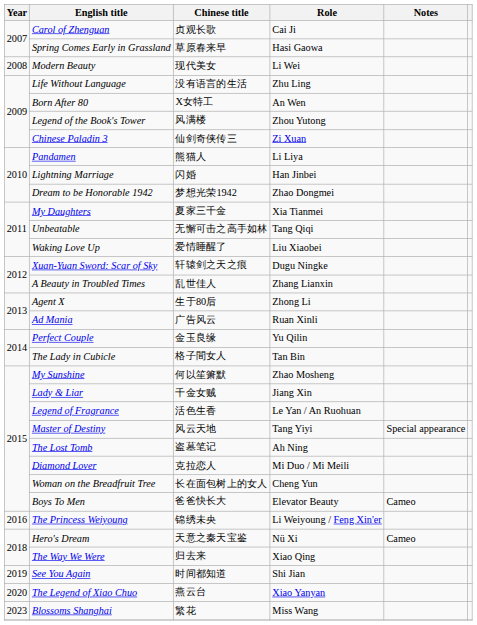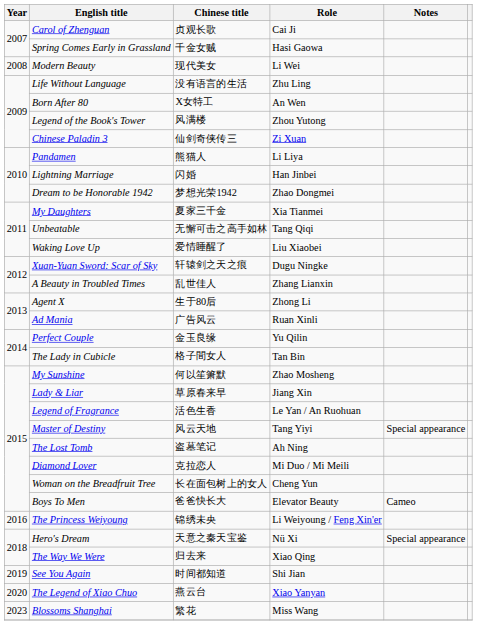(201, 47) 草原春来早 -> (196, 47) 千金女贼
(196, 392) 千金女贼 -> (201, 392) 草原春来早
(401, 538) Cameo -> (426, 538) Special appearance
